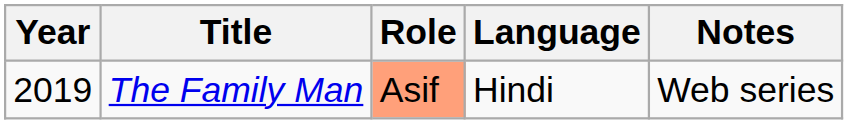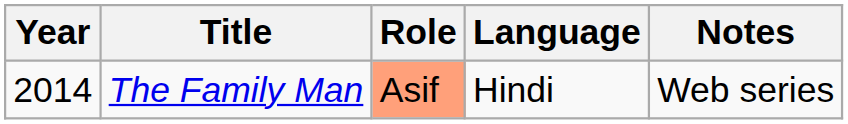(53, 88) 2019 -> (53, 88) 2014
